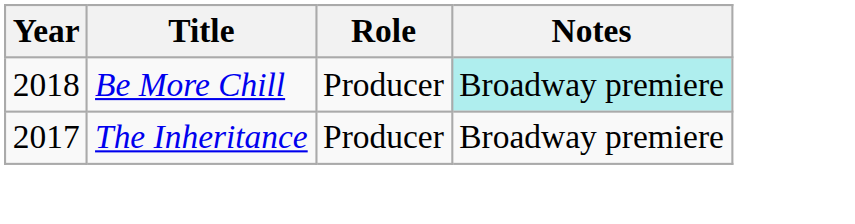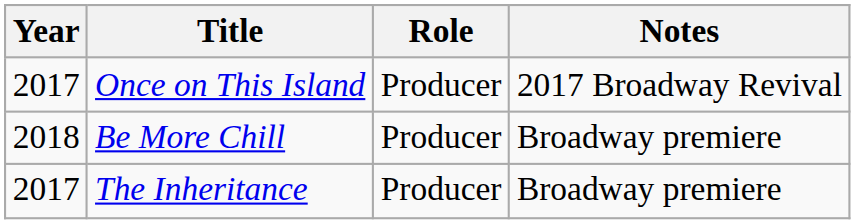+ row: (230, 84)
(592, 84) paleturquoise background -> (649, 137) no background
